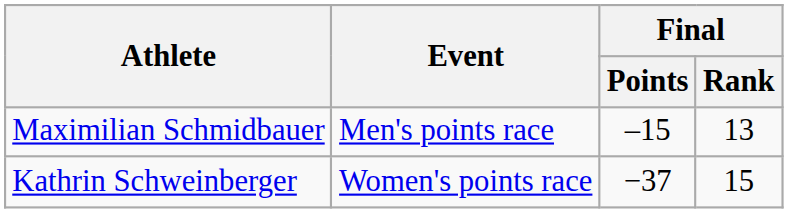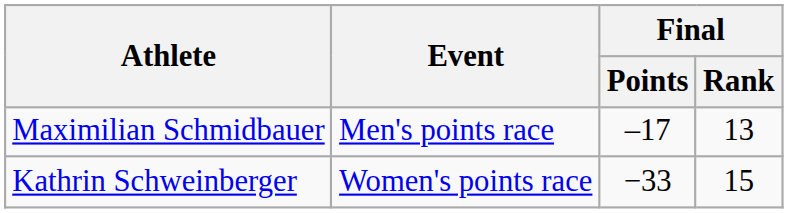(648, 131) –15 -> (648, 131) –17
(648, 181) −37 -> (648, 181) −33
